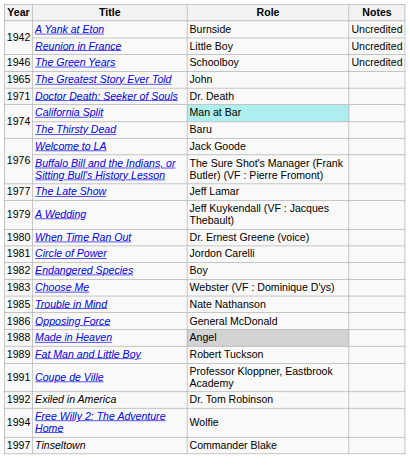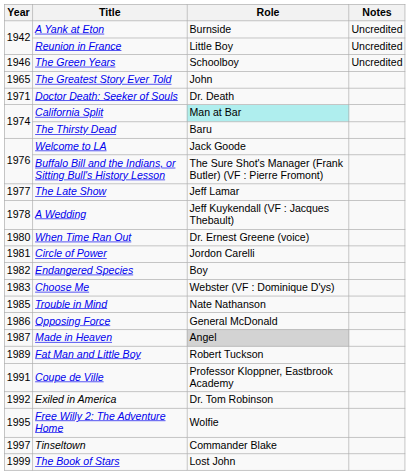(19, 214) 1979 -> (19, 214) 1978
(19, 338) 1988 -> (19, 338) 1987
(19, 422) 1994 -> (19, 422) 1995
+ row: (77, 462)
